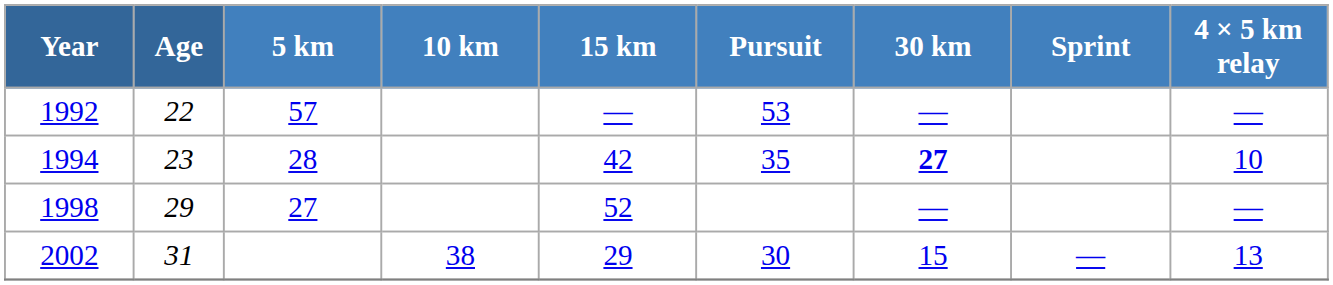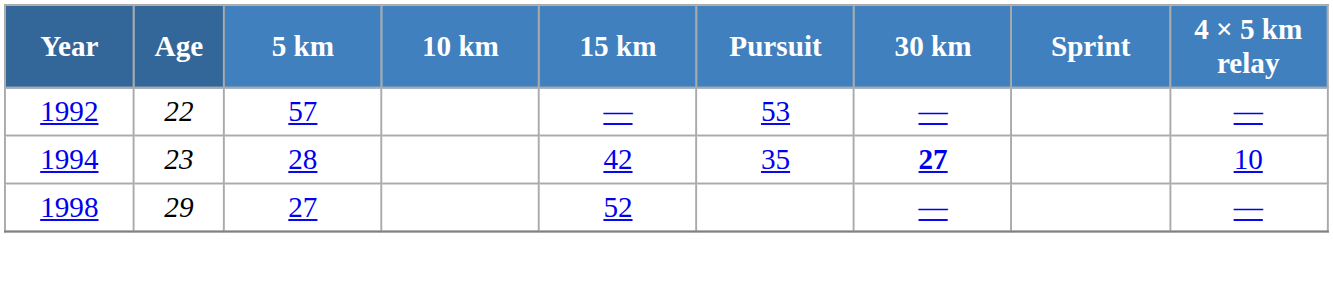- row: (69, 255)
